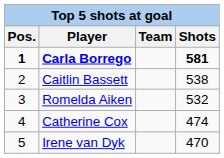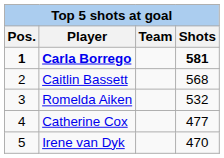(197, 79) 538 -> (197, 79) 568
(197, 121) 474 -> (197, 121) 477
